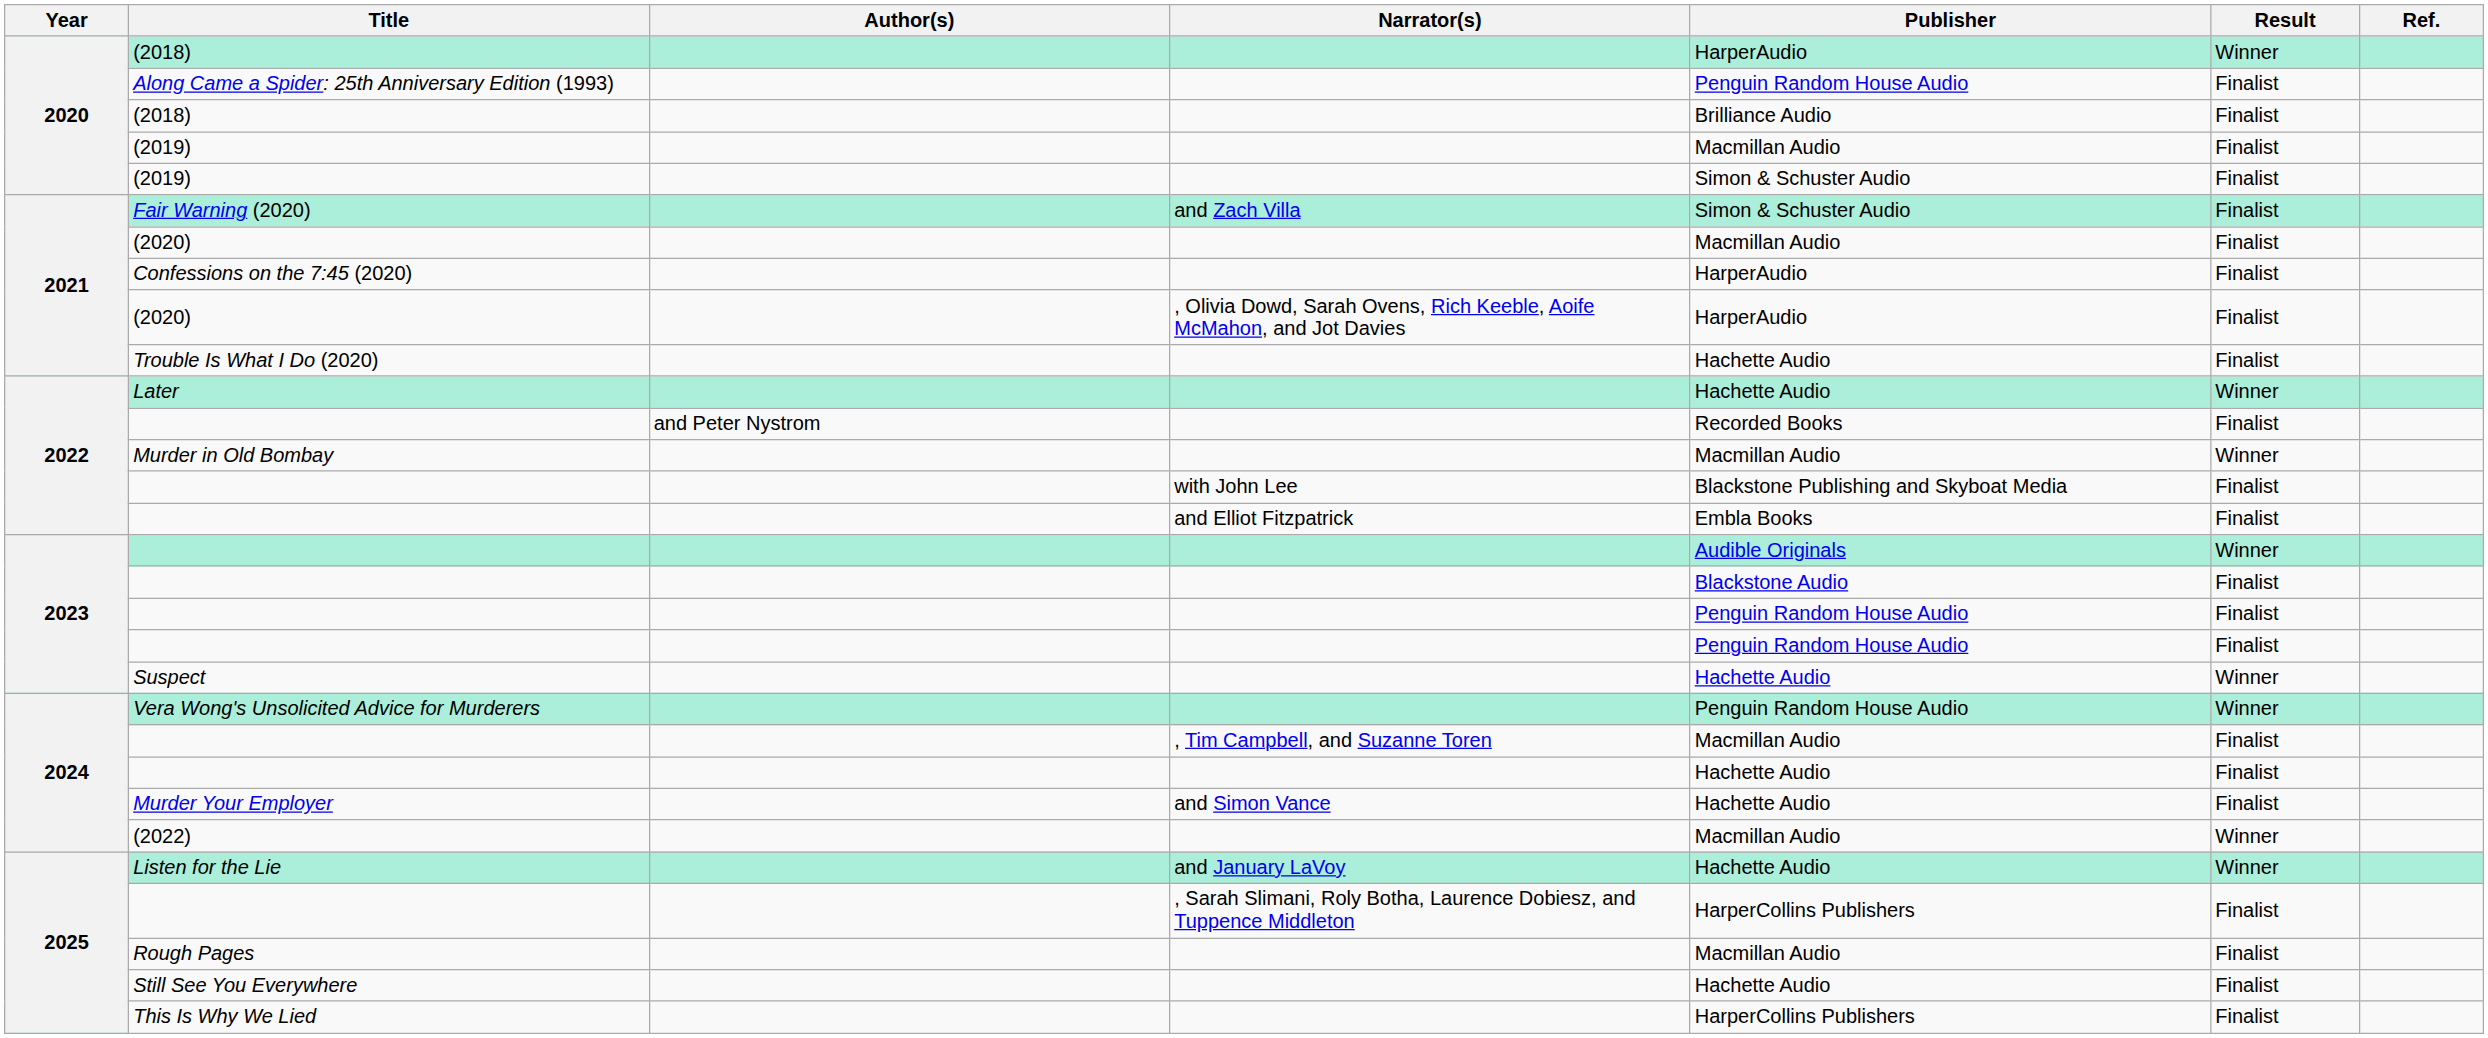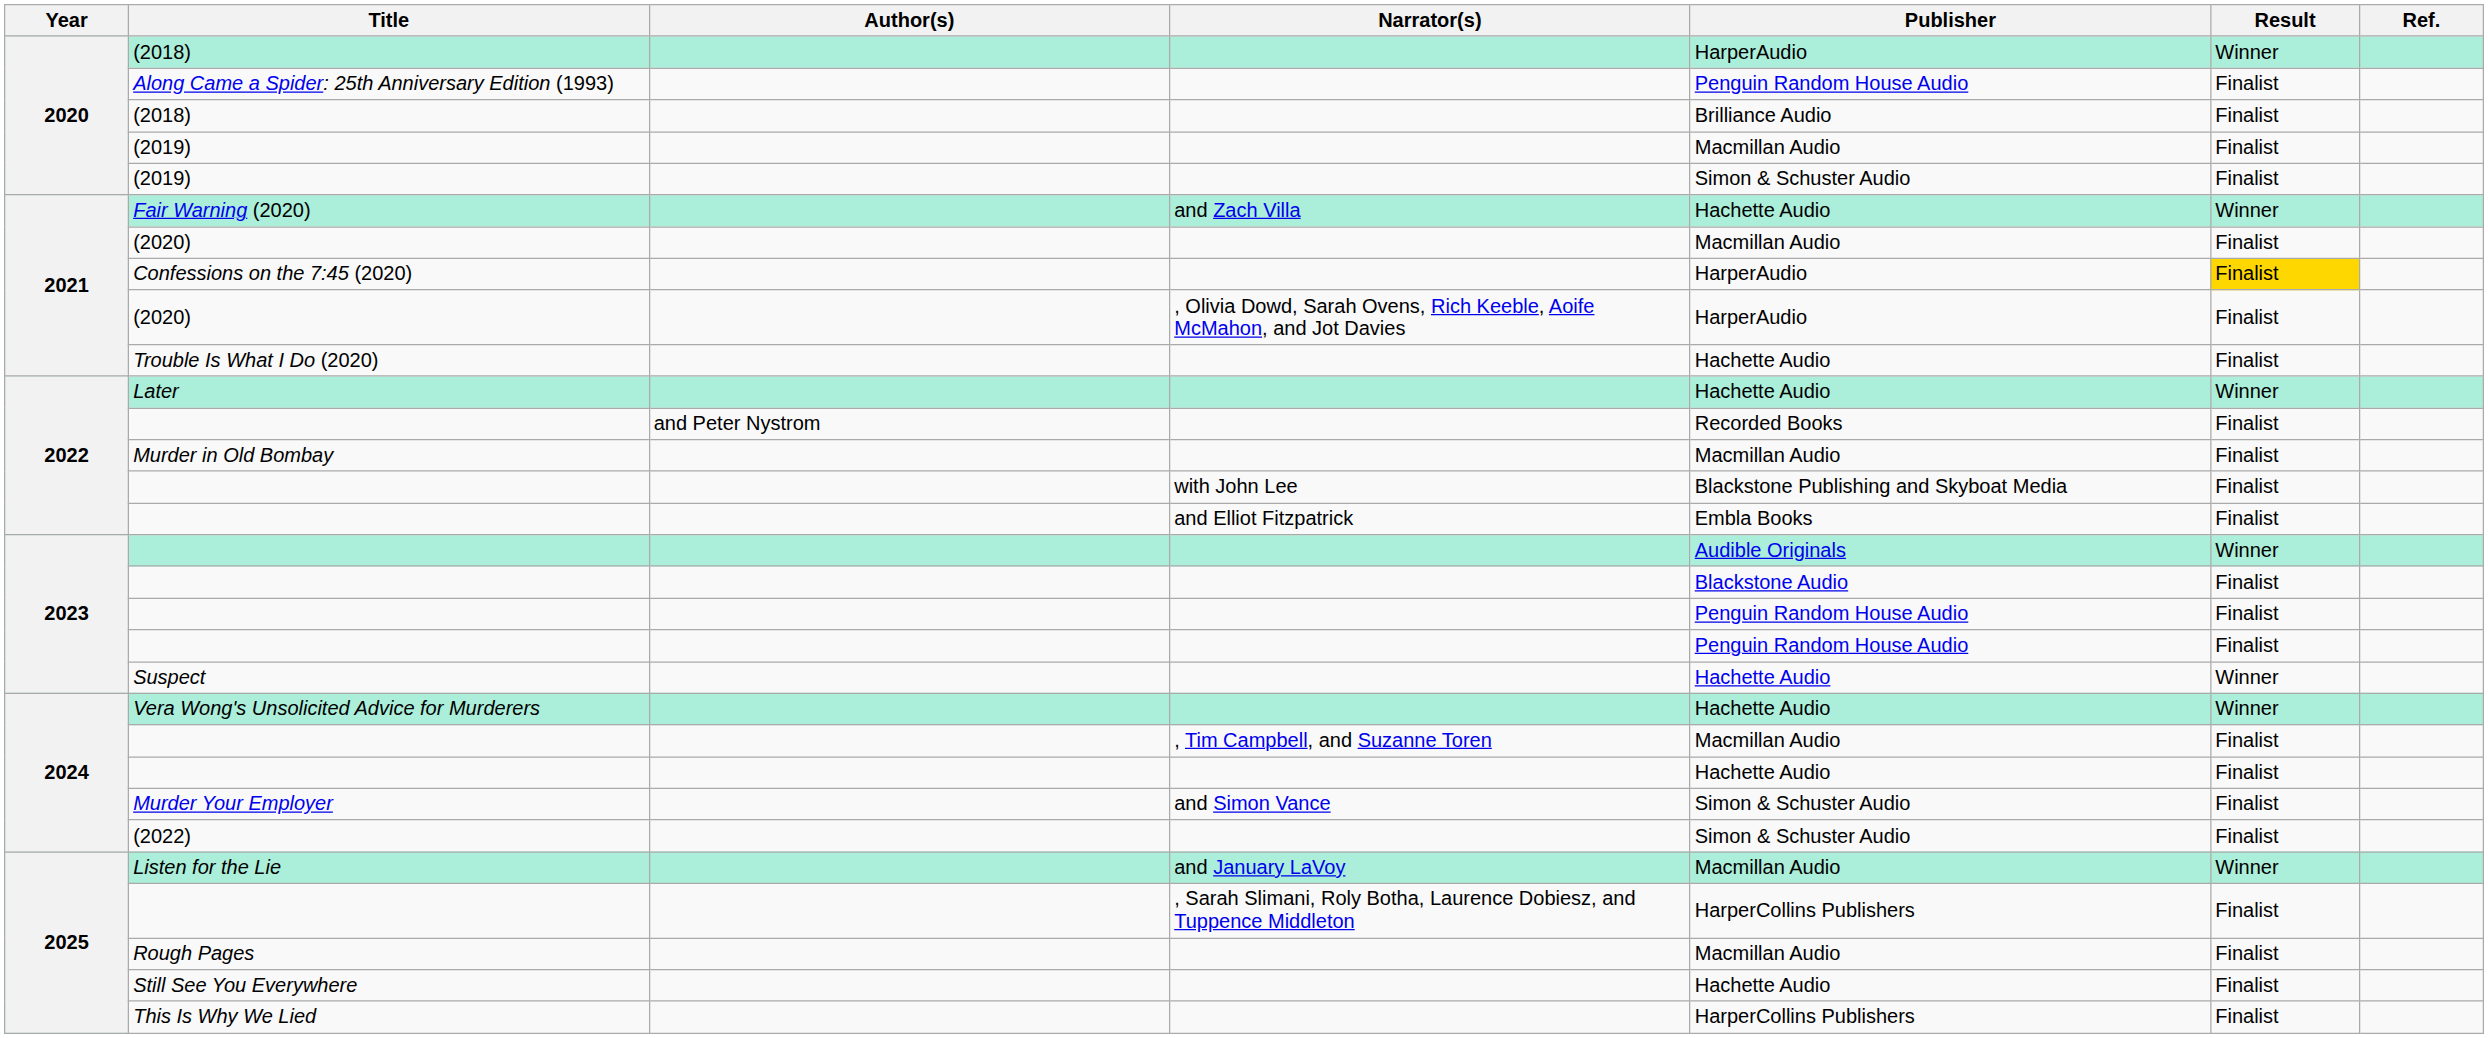(1803, 210) Simon & Schuster Audio -> (1763, 210) Hachette Audio
(2247, 210) Finalist -> (2247, 210) Winner
(2247, 274) no background -> (2247, 274) gold background
(2247, 455) Winner -> (2247, 455) Finalist
(1832, 708) Penguin Random House Audio -> (1763, 708) Hachette Audio
(1763, 804) Hachette Audio -> (1803, 804) Simon & Schuster Audio
(1768, 835) Macmillan Audio -> (1803, 835) Simon & Schuster Audio
(2247, 835) Winner -> (2247, 835) Finalist
(1763, 867) Hachette Audio -> (1768, 867) Macmillan Audio
